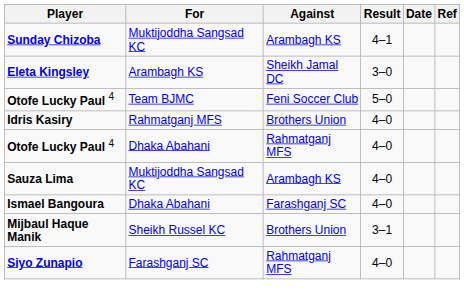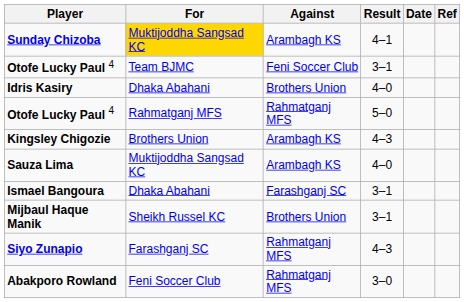(186, 39) no background -> (186, 39) gold background
- row: (48, 72)
(382, 99) 5–0 -> (382, 67) 3–1
(175, 120) Rahmatganj MFS -> (169, 87) Dhaka Abahani
(169, 146) Dhaka Abahani -> (175, 113) Rahmatganj MFS
(382, 146) 4–0 -> (382, 113) 5–0
+ row: (59, 139)
(382, 204) 4–0 -> (382, 190) 3–1
(382, 262) 4–0 -> (382, 249) 4–3
+ row: (62, 281)
